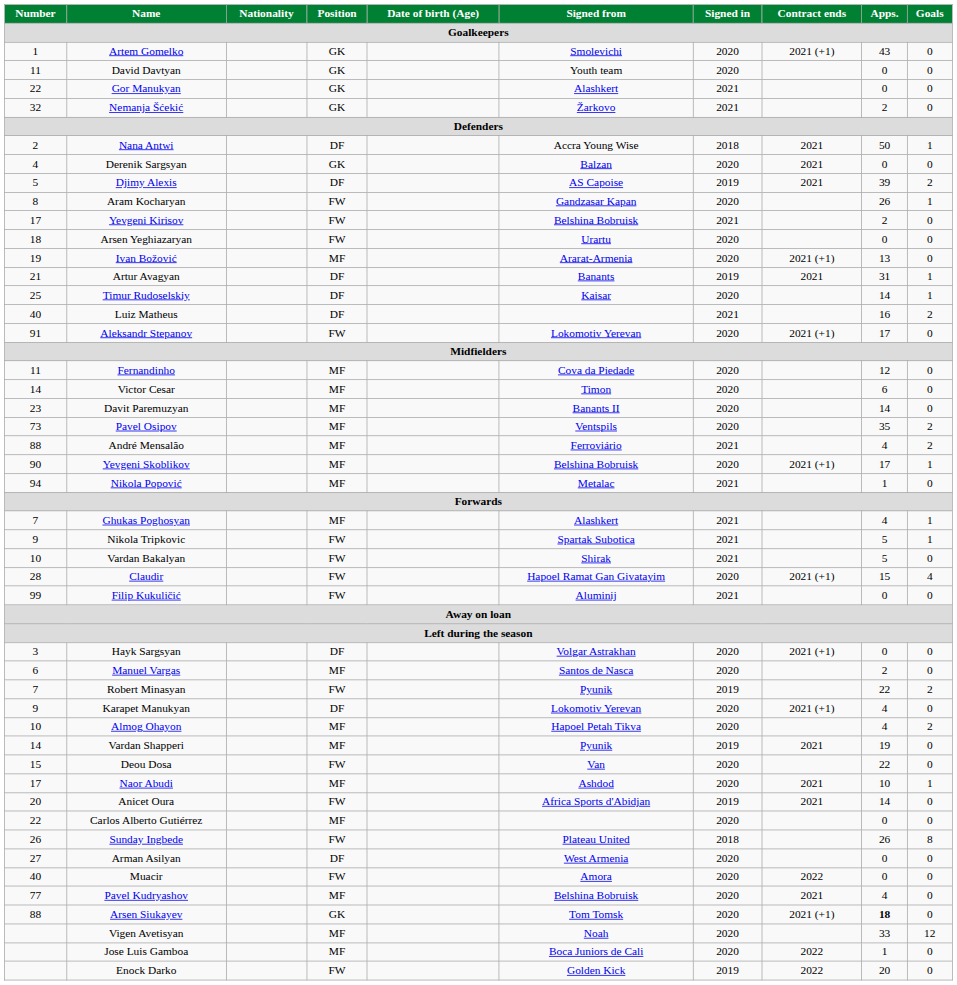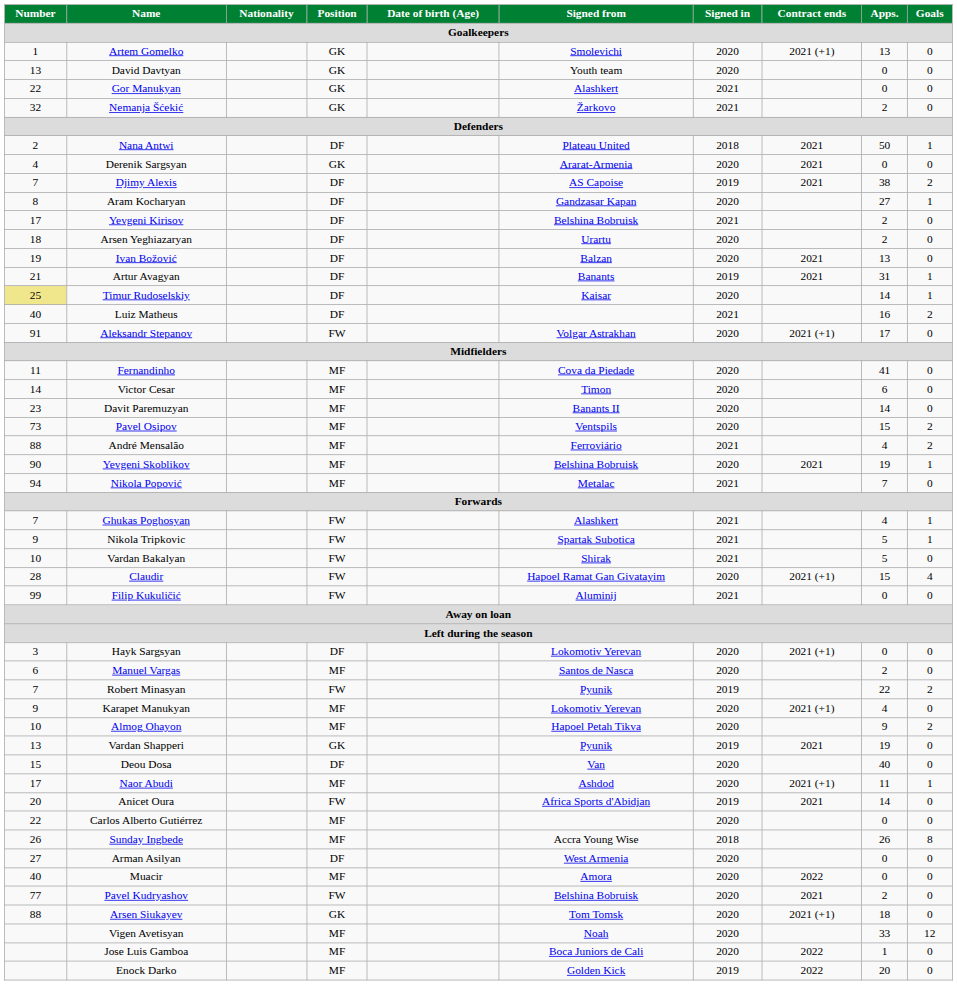(885, 51) 43 -> (885, 51) 13
(35, 70) 11 -> (35, 70) 13
(596, 145) Accra Young Wise -> (596, 145) Plateau United
(596, 164) Balzan -> (596, 164) Ararat-Armenia
(35, 183) 5 -> (35, 183) 7
(885, 183) 39 -> (885, 183) 38
(337, 201) FW -> (337, 201) DF
(885, 201) 26 -> (885, 201) 27
(337, 220) FW -> (337, 220) DF
(337, 239) FW -> (337, 239) DF
(885, 239) 0 -> (885, 239) 2
(337, 258) MF -> (337, 258) DF
(596, 258) Ararat-Armenia -> (596, 258) Balzan
(812, 258) 2021 (+1) -> (812, 258) 2021
(35, 295) no background -> (35, 295) khaki background
(596, 333) Lokomotiv Yerevan -> (596, 333) Volgar Astrakhan
(885, 370) 12 -> (885, 370) 41
(885, 427) 35 -> (885, 427) 15
(812, 464) 2021 (+1) -> (812, 464) 2021
(885, 464) 17 -> (885, 464) 19
(885, 483) 1 -> (885, 483) 7
(337, 520) MF -> (337, 520) FW
(596, 652) Volgar Astrakhan -> (596, 652) Lokomotiv Yerevan
(337, 708) DF -> (337, 708) MF
(885, 727) 4 -> (885, 727) 9
(35, 746) 14 -> (35, 746) 13
(337, 746) MF -> (337, 746) GK
(337, 764) FW -> (337, 764) DF
(885, 764) 22 -> (885, 764) 40
(812, 783) 2021 -> (812, 783) 2021 (+1)
(885, 783) 10 -> (885, 783) 11
(337, 839) FW -> (337, 839) MF
(596, 839) Plateau United -> (596, 839) Accra Young Wise
(337, 877) FW -> (337, 877) MF
(337, 896) MF -> (337, 896) FW
(885, 896) 4 -> (885, 896) 2
(885, 914) bold -> (885, 914) normal
(337, 971) FW -> (337, 971) MF
